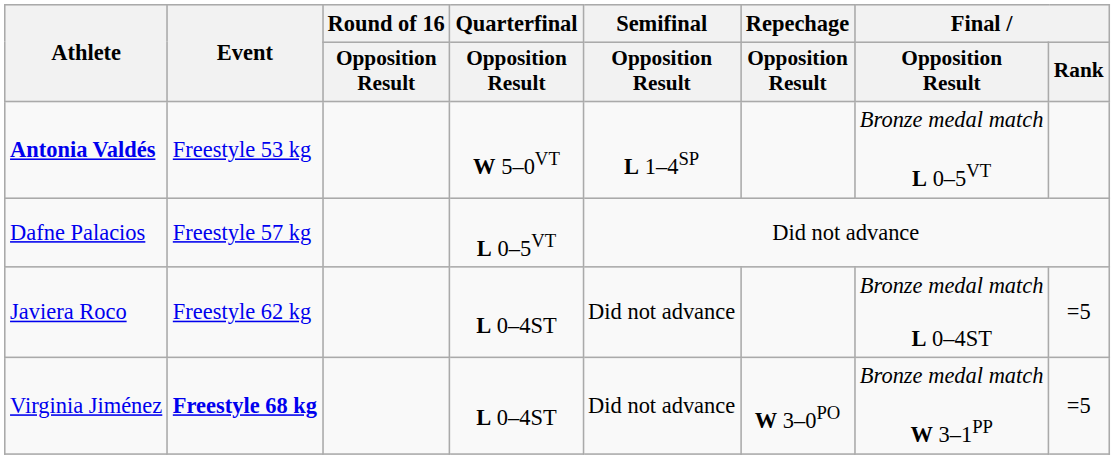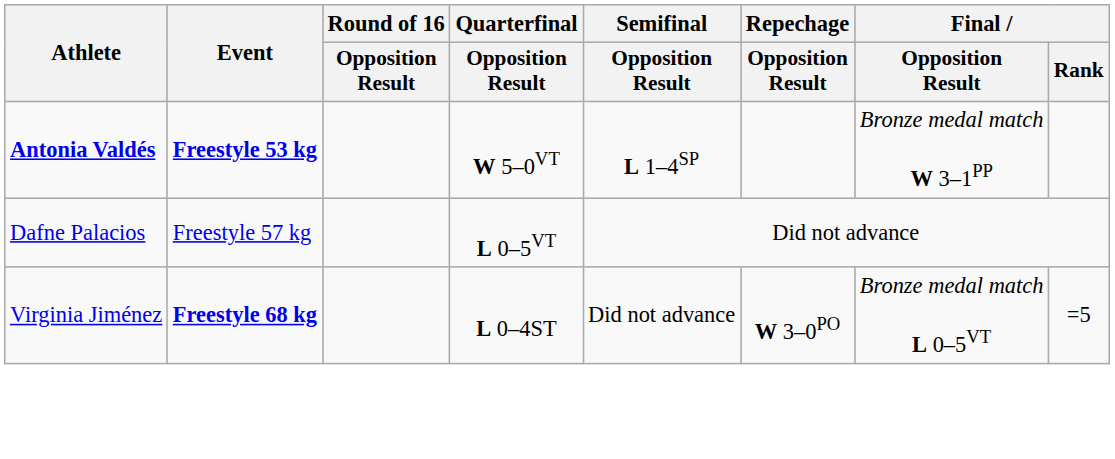(242, 149) normal -> (245, 149) bold
(952, 149) Bronze medal match L 0–5VT -> (952, 149) Bronze medal match W 3–1PP
- row: (68, 312)
(952, 405) Bronze medal match W 3–1PP -> (952, 315) Bronze medal match L 0–5VT
